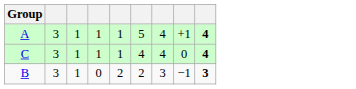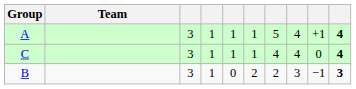+ column: (113, 14)
